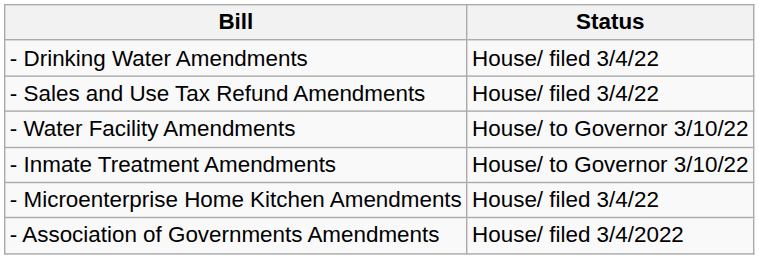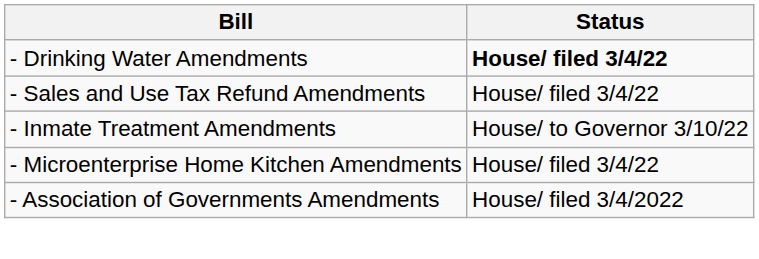(565, 57) normal -> (570, 57) bold
- row: (153, 128)
